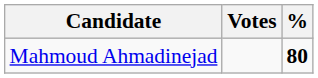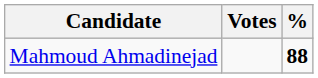(297, 55) 80 -> (297, 55) 88
